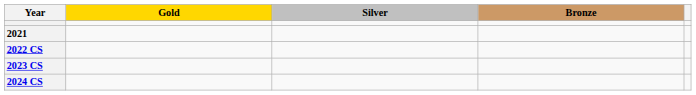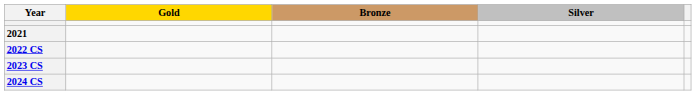columns swapped: (375, 12) <-> (581, 12)
